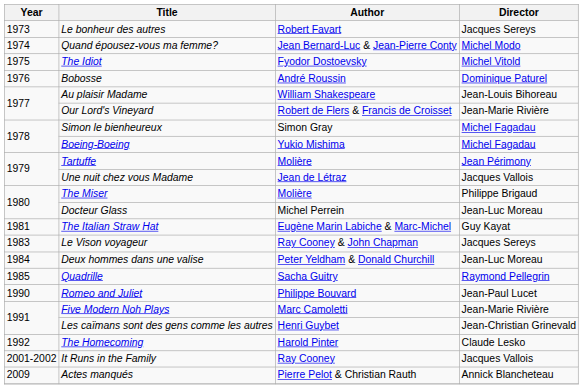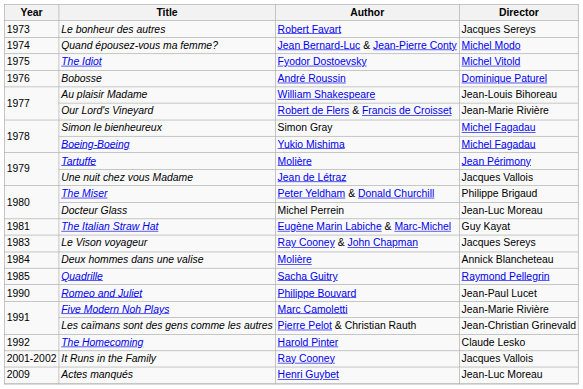(295, 194) Molière -> (356, 194) Peter Yeldham & Donald Churchill
(356, 260) Peter Yeldham & Donald Churchill -> (295, 260) Molière
(502, 260) Jean-Luc Moreau -> (508, 260) Annick Blancheteau
(308, 326) Henri Guybet -> (347, 326) Pierre Pelot & Christian Rauth
(347, 375) Pierre Pelot & Christian Rauth -> (308, 375) Henri Guybet
(508, 375) Annick Blancheteau -> (502, 375) Jean-Luc Moreau
